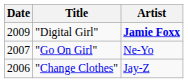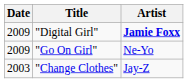(19, 50) 2007 -> (19, 50) 2009
(19, 68) 2006 -> (19, 68) 2003
